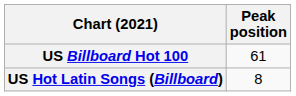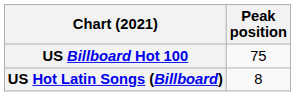(258, 56) 61 -> (258, 56) 75
